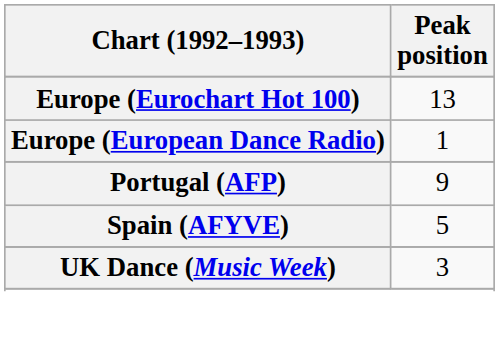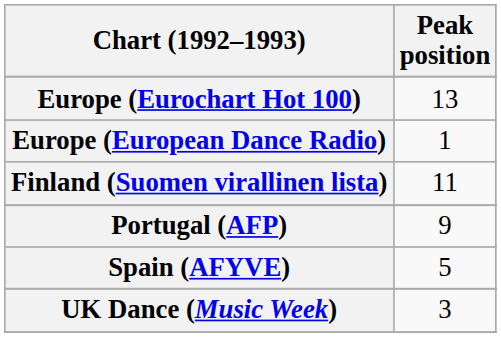+ row: (199, 182)
